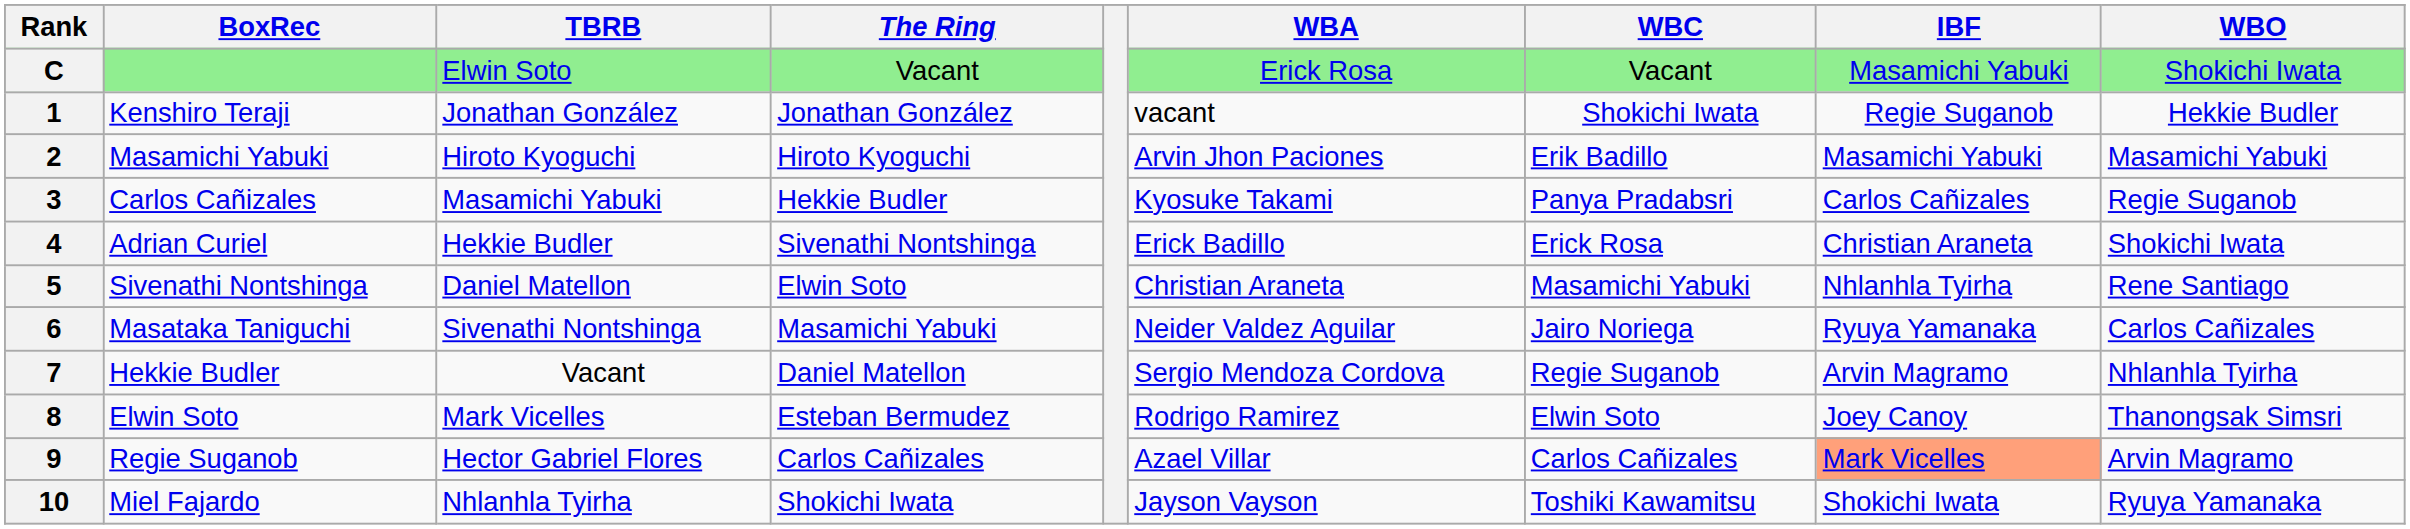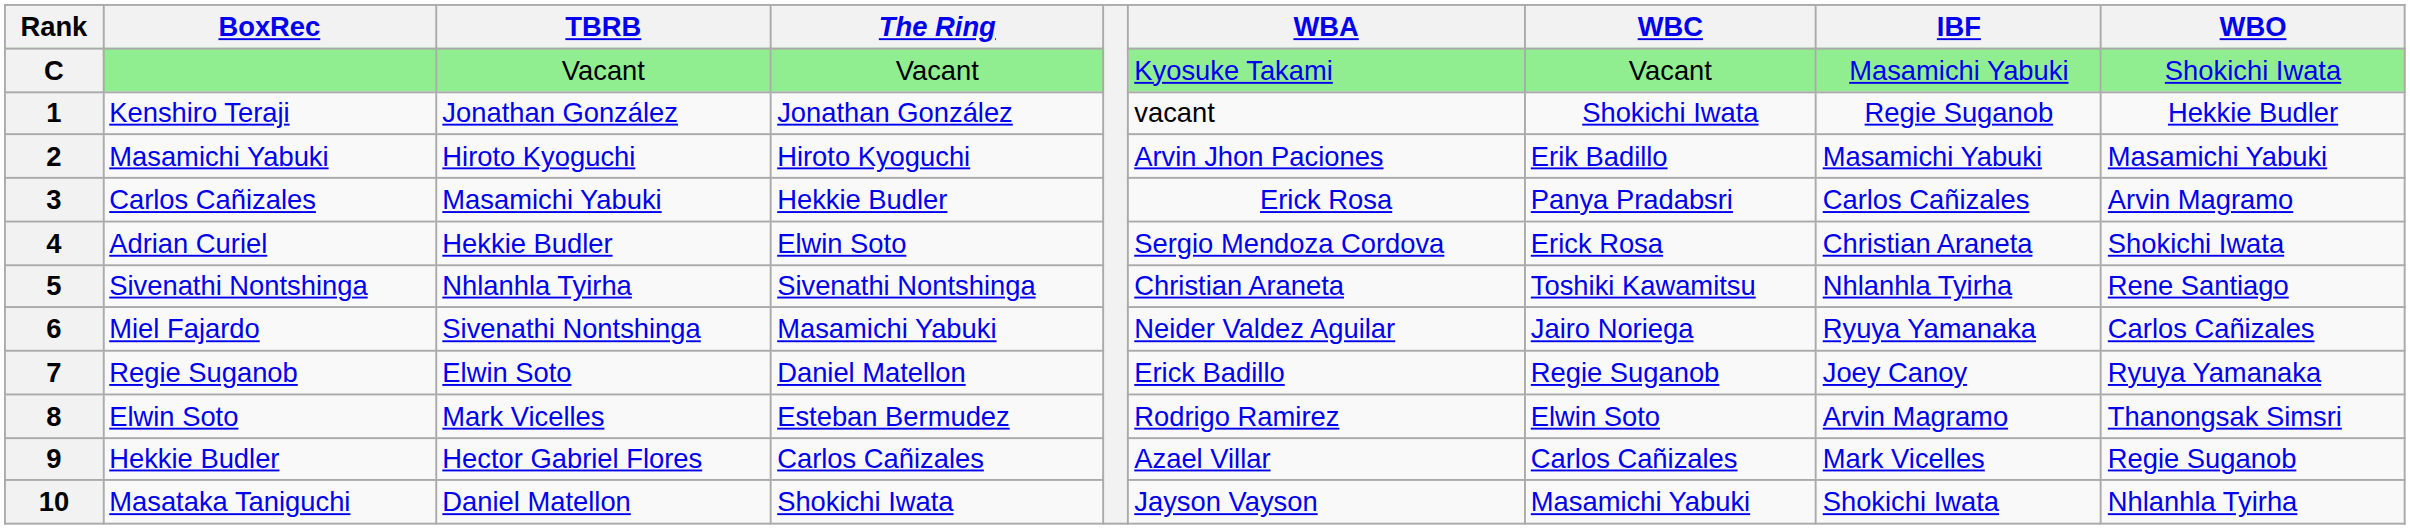(507, 70) Elwin Soto -> (603, 70) Vacant
(1326, 70) Erick Rosa -> (1234, 70) Kyosuke Takami
(1234, 200) Kyosuke Takami -> (1326, 200) Erick Rosa
(2202, 200) Regie Suganob -> (2201, 200) Arvin Magramo
(906, 243) Sivenathi Nontshinga -> (842, 243) Elwin Soto
(1209, 243) Erick Badillo -> (1289, 243) Sergio Mendoza Cordova
(537, 286) Daniel Matellon -> (537, 286) Nhlanhla Tyirha
(842, 286) Elwin Soto -> (906, 286) Sivenathi Nontshinga
(1640, 286) Masamichi Yabuki -> (1643, 286) Toshiki Kawamitsu
(230, 330) Masataka Taniguchi -> (184, 330) Miel Fajardo
(194, 373) Hekkie Budler -> (204, 373) Regie Suganob
(603, 373) Vacant -> (507, 373) Elwin Soto
(1289, 373) Sergio Mendoza Cordova -> (1209, 373) Erick Badillo
(1915, 373) Arvin Magramo -> (1895, 373) Joey Canoy
(2203, 373) Nhlanhla Tyirha -> (2214, 373) Ryuya Yamanaka
(1895, 416) Joey Canoy -> (1915, 416) Arvin Magramo
(204, 459) Regie Suganob -> (194, 459) Hekkie Budler
(1904, 459) lightsalmon background -> (1904, 459) no background
(2201, 459) Arvin Magramo -> (2202, 459) Regie Suganob
(184, 502) Miel Fajardo -> (230, 502) Masataka Taniguchi
(537, 502) Nhlanhla Tyirha -> (537, 502) Daniel Matellon
(1643, 502) Toshiki Kawamitsu -> (1640, 502) Masamichi Yabuki
(2214, 502) Ryuya Yamanaka -> (2203, 502) Nhlanhla Tyirha
